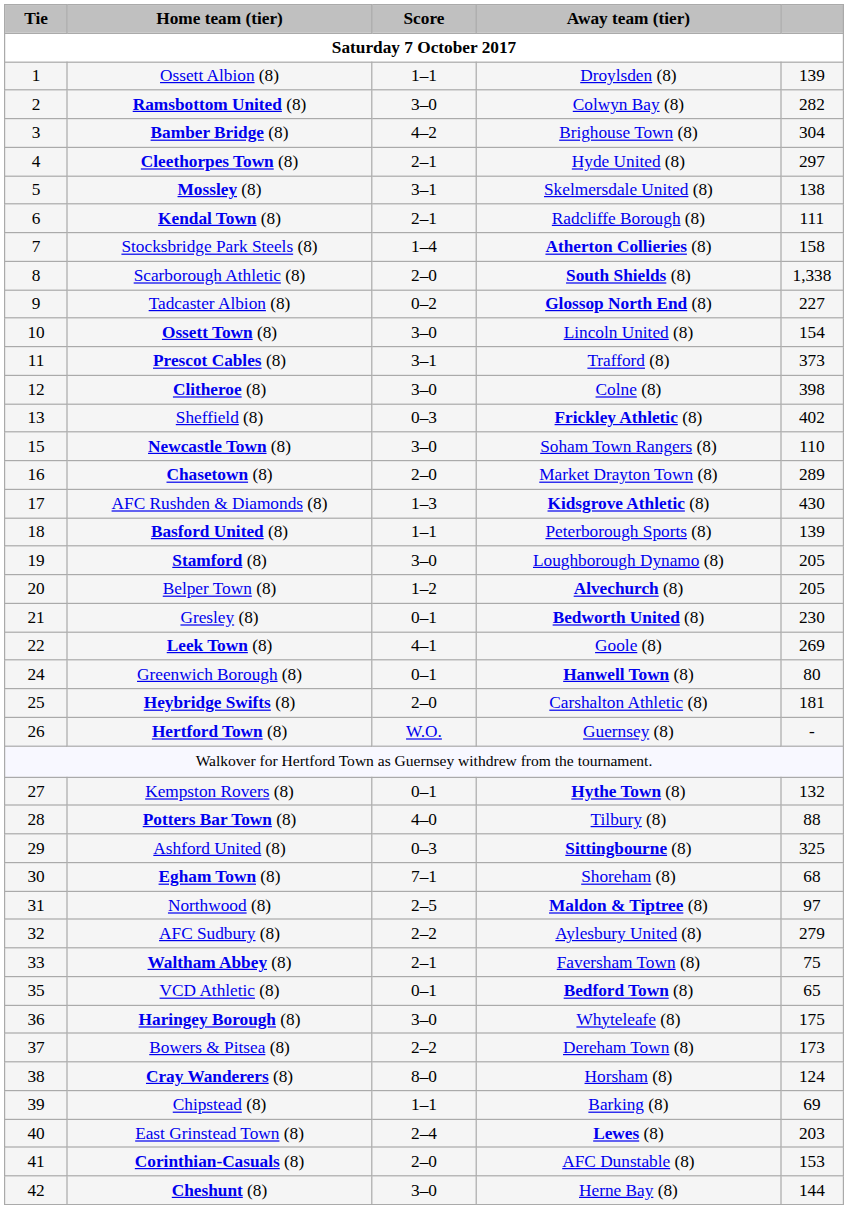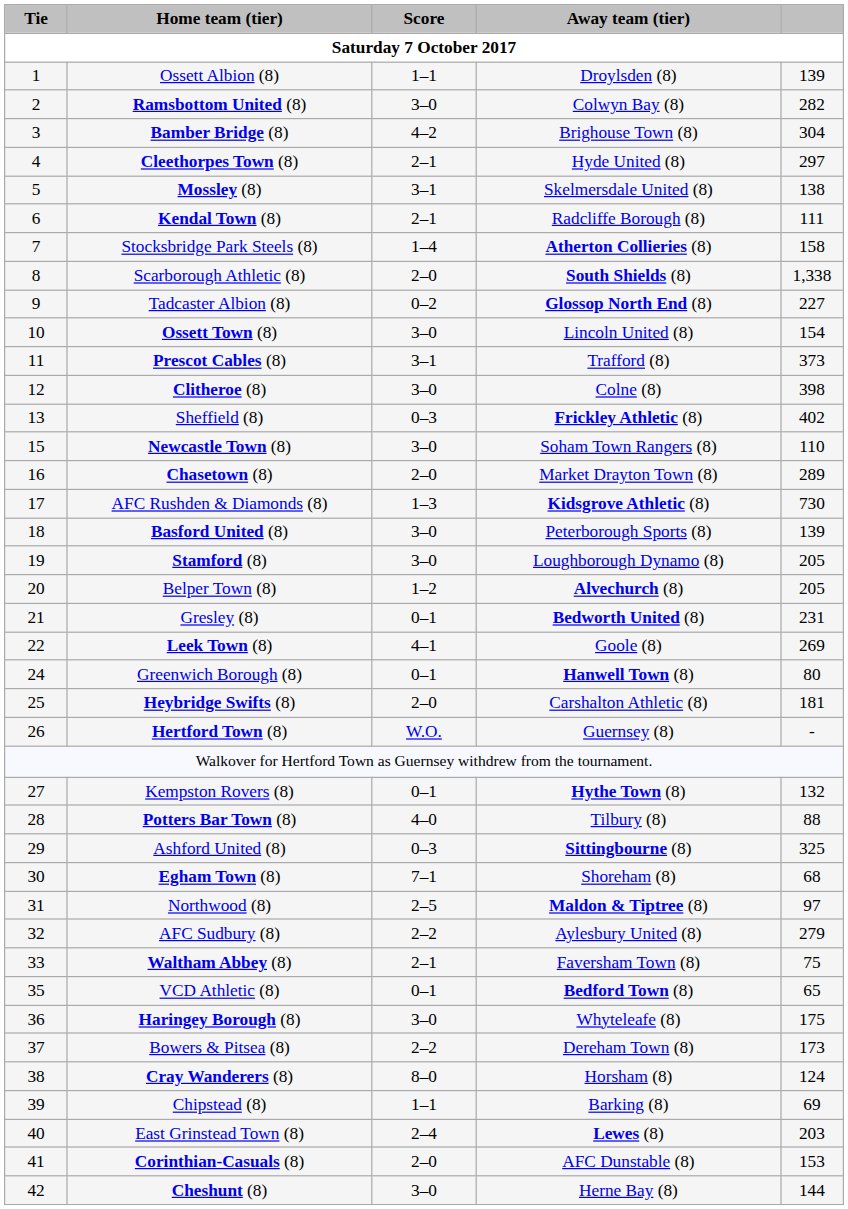(812, 503) 430 -> (812, 503) 730
(424, 532) 1–1 -> (424, 532) 3–0
(812, 617) 230 -> (812, 617) 231
